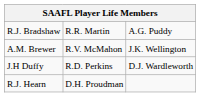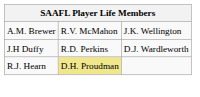- row: (34, 31)
(94, 83) no background -> (90, 66) khaki background
